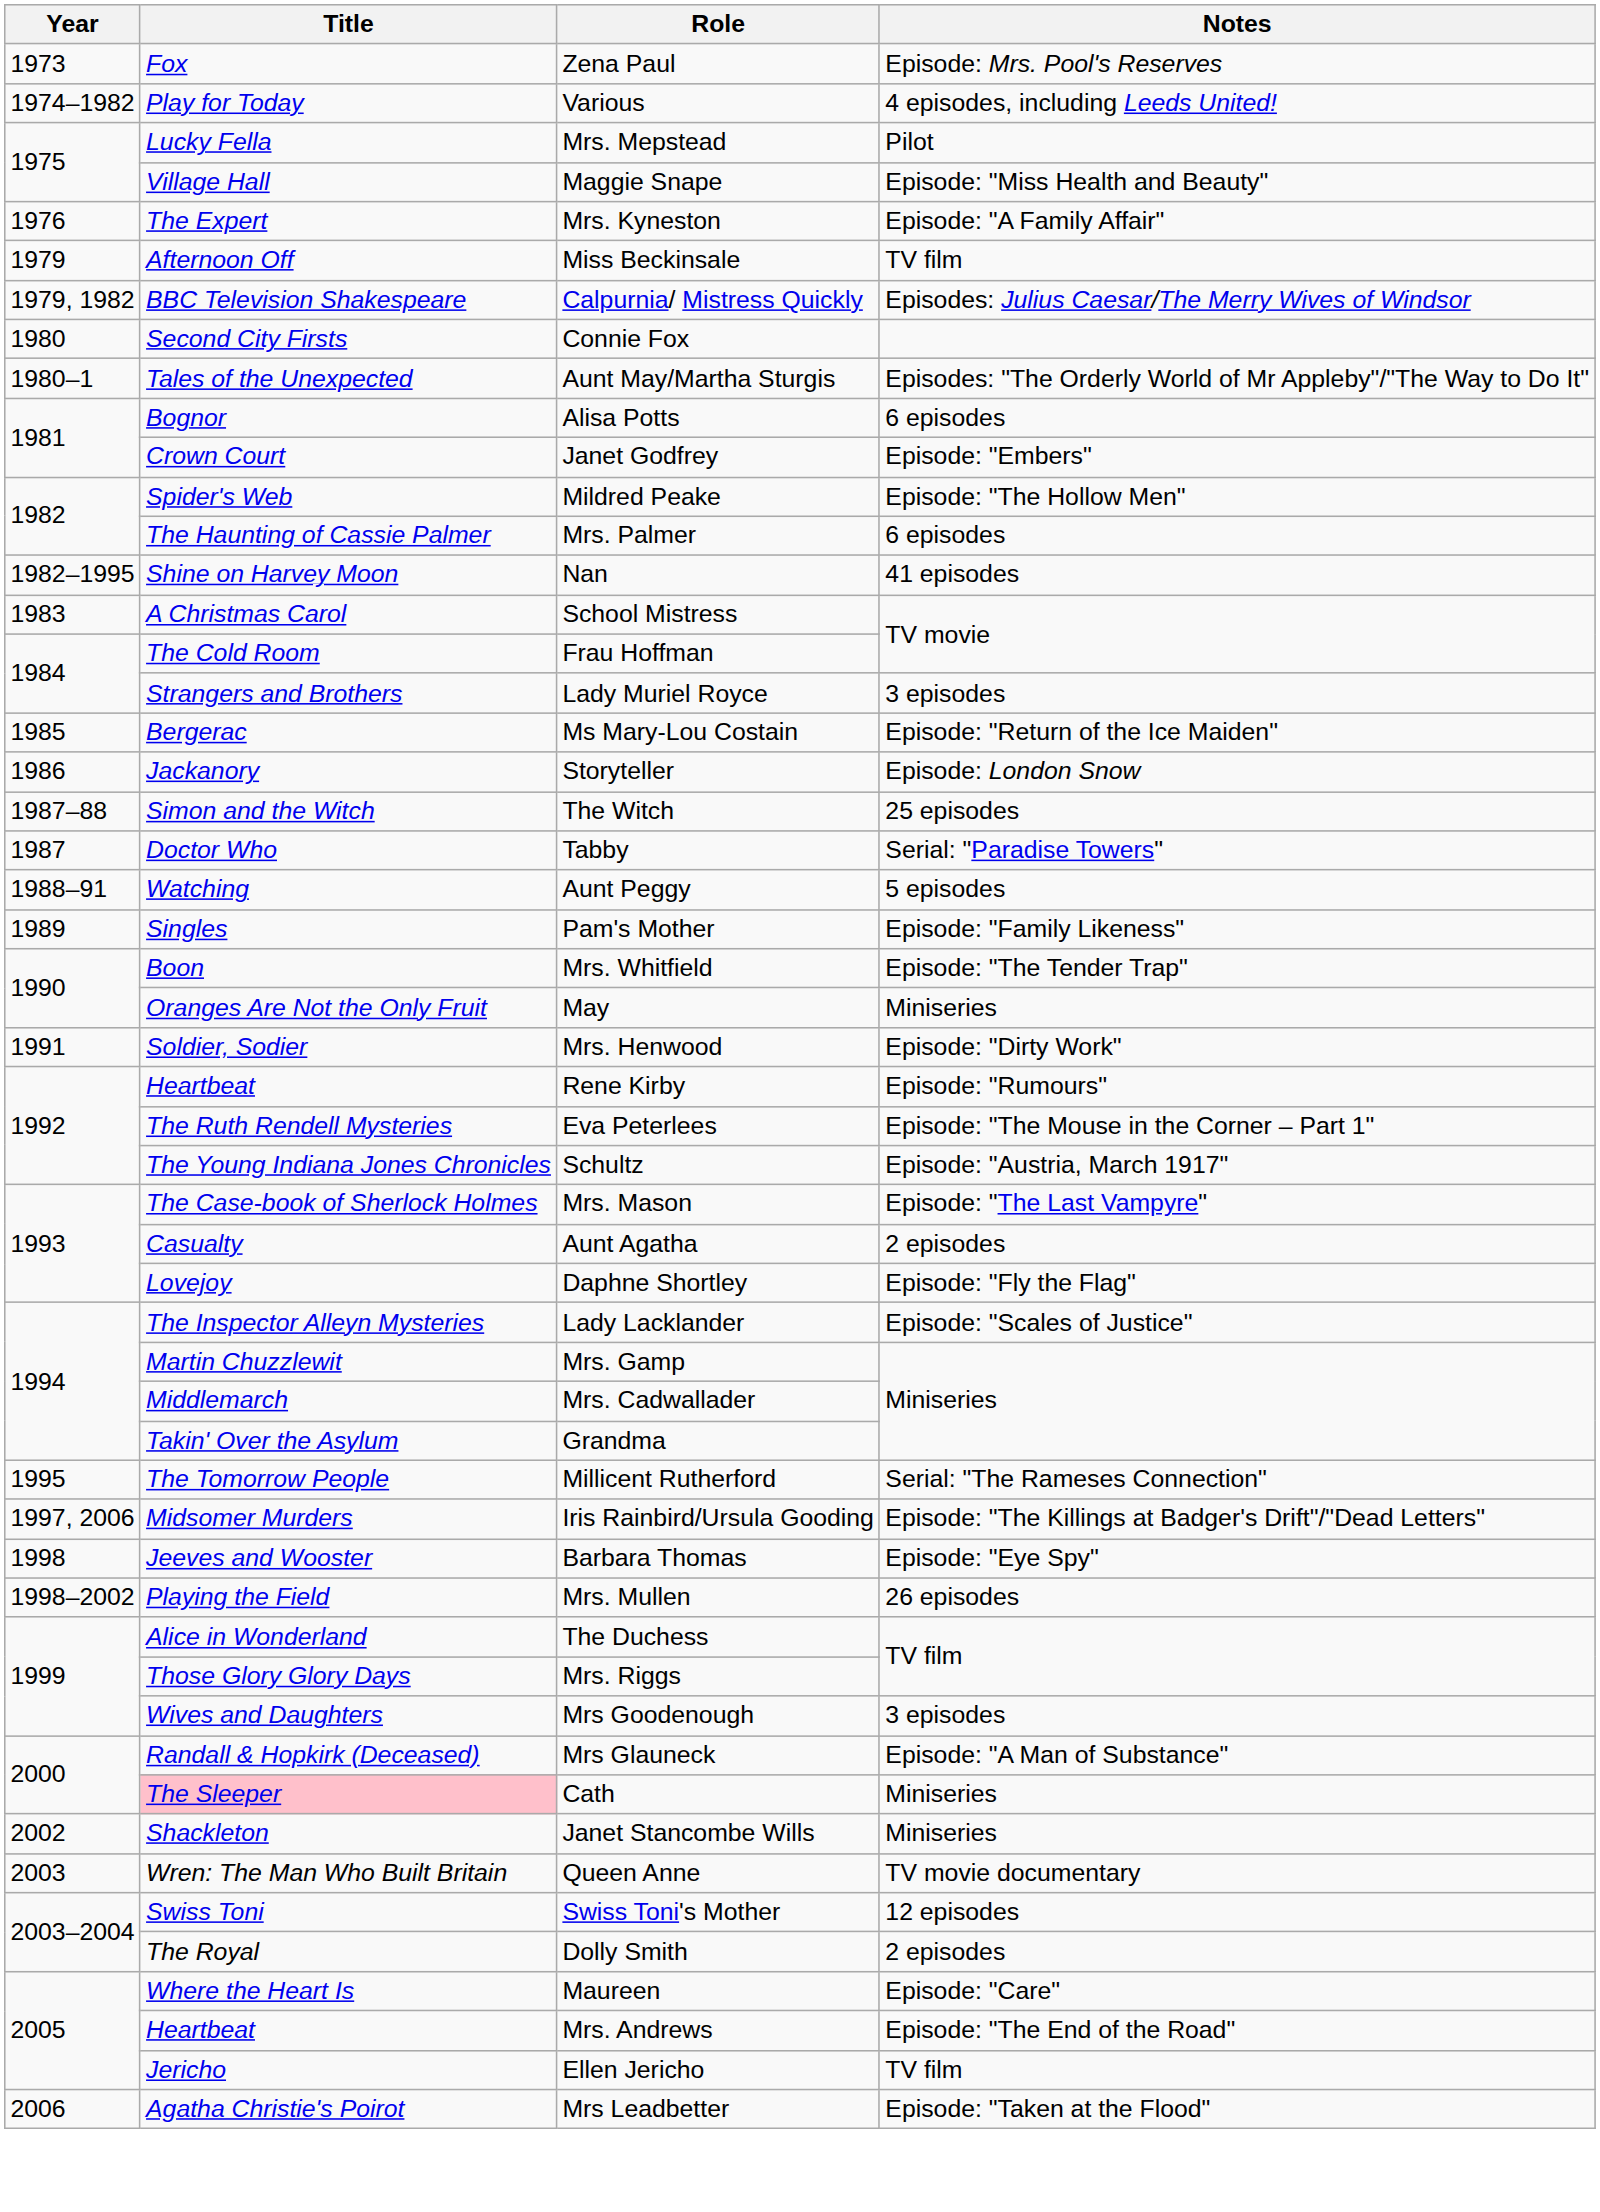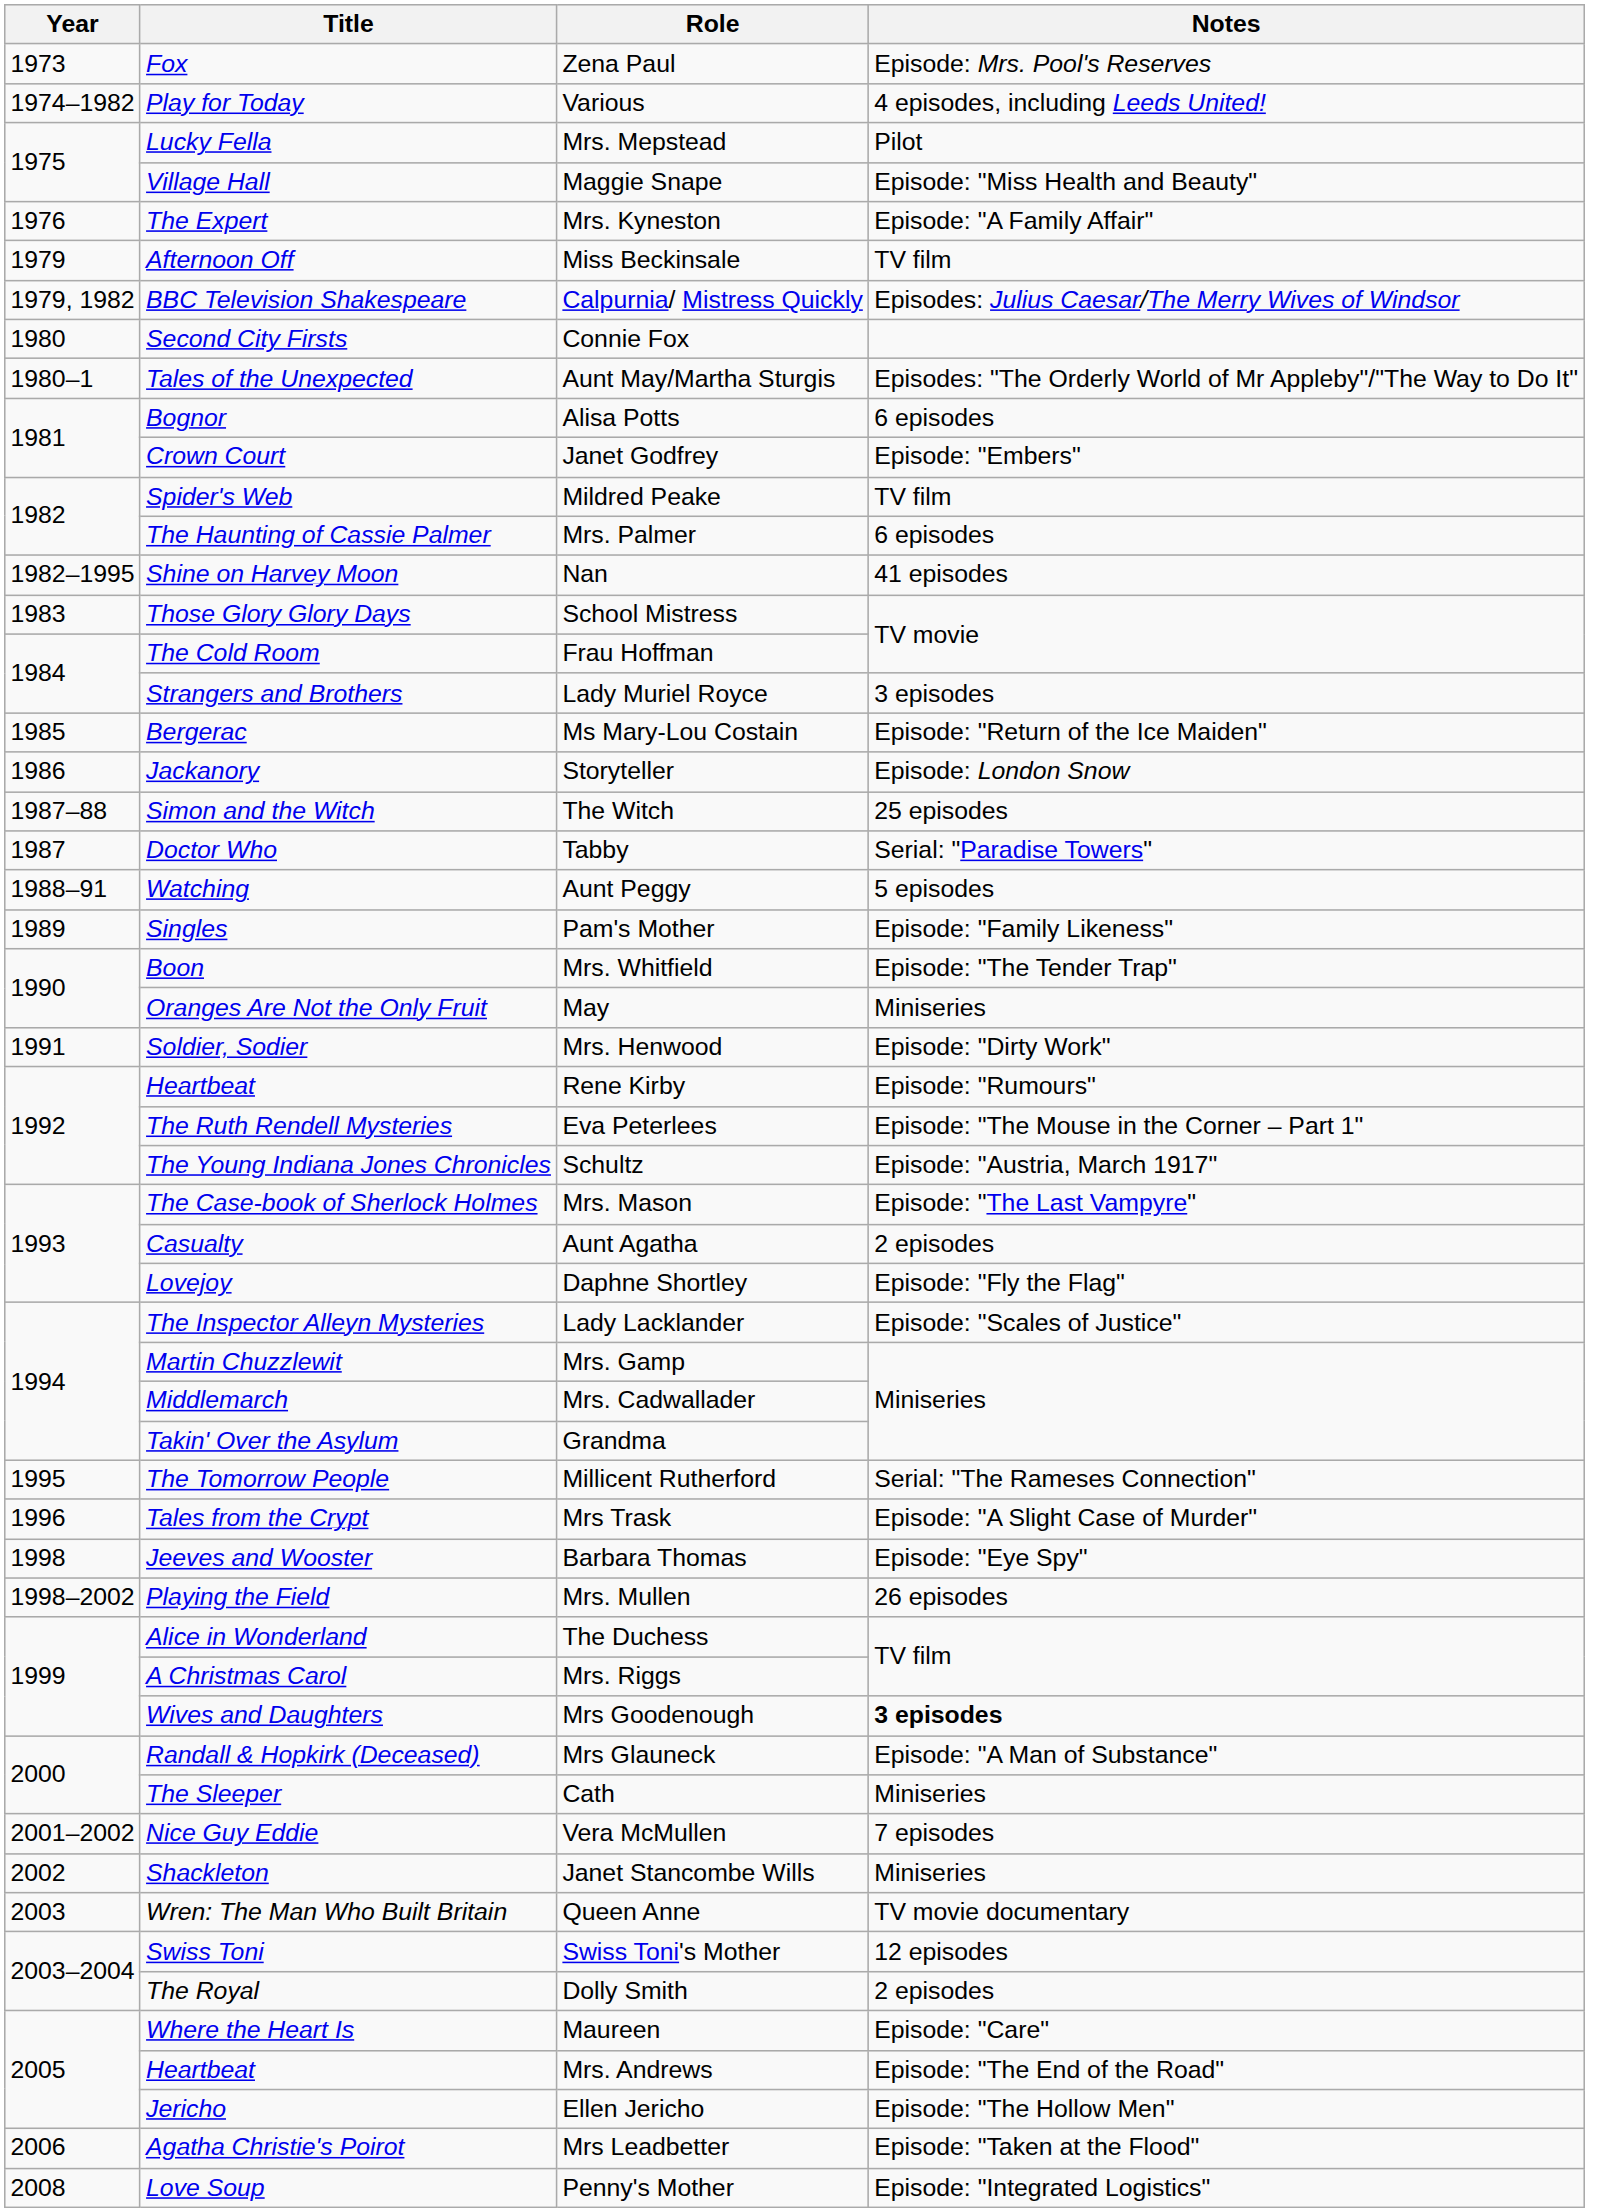(1035, 496) Episode: "The Hollow Men" -> (913, 496) TV film
(246, 614) A Christmas Carol -> (278, 614) Those Glory Glory Days
+ row: (617, 1518)
- row: (718, 1518)
(278, 1676) Those Glory Glory Days -> (246, 1676) A Christmas Carol
(945, 1715) normal -> (938, 1715) bold
(214, 1794) pink background -> (214, 1794) no background
+ row: (644, 1833)
(924, 2069) TV film -> (1024, 2108) Episode: "The Hollow Men"
+ row: (648, 2187)
